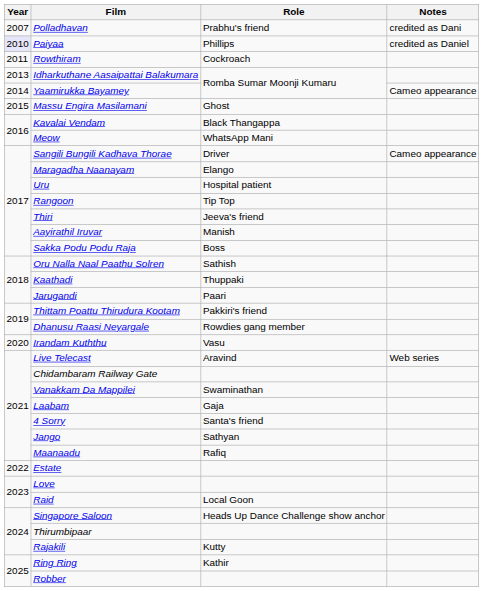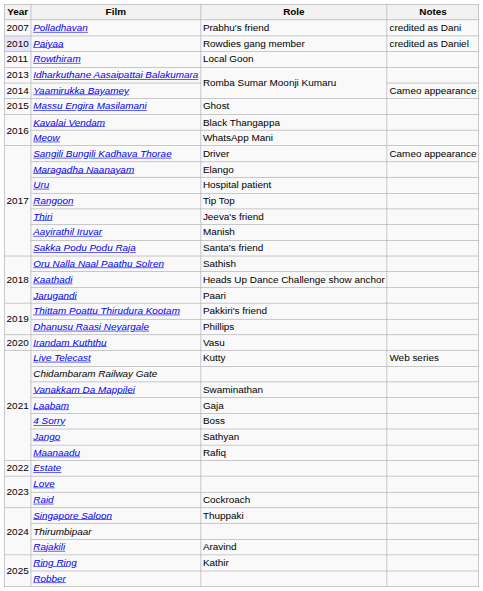(219, 43) Phillips -> (254, 43) Rowdies gang member
(227, 59) Cockroach -> (228, 59) Local Goon
(214, 248) Boss -> (233, 248) Santa's friend
(223, 279) Thuppaki -> (294, 279) Heads Up Dance Challenge show anchor
(254, 327) Rowdies gang member -> (219, 327) Phillips
(220, 358) Aravind -> (214, 358) Kutty
(233, 421) Santa's friend -> (214, 421) Boss
(228, 500) Local Goon -> (227, 500) Cockroach
(294, 515) Heads Up Dance Challenge show anchor -> (223, 515) Thuppaki
(214, 547) Kutty -> (220, 547) Aravind
